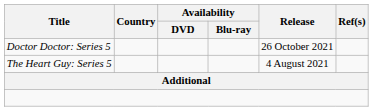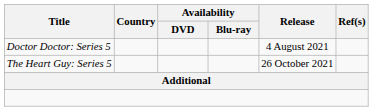(297, 47) 26 October 2021 -> (297, 47) 4 August 2021
(297, 64) 4 August 2021 -> (297, 64) 26 October 2021
